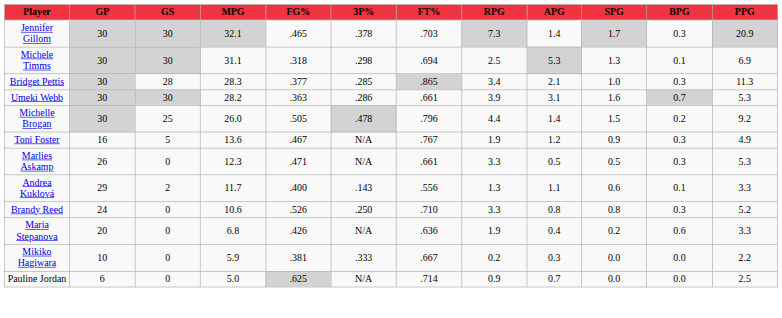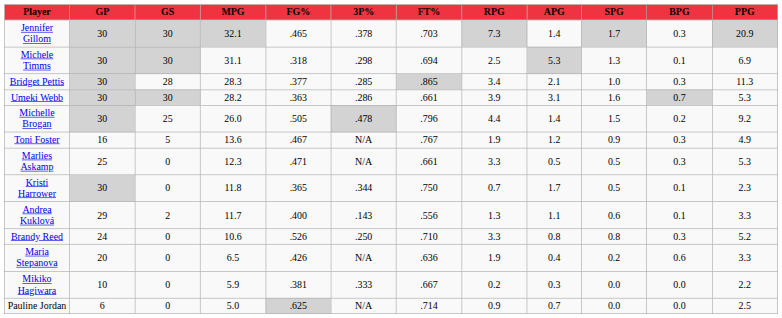(102, 161) 26 -> (102, 161) 25
+ row: (37, 188)
(233, 231) 6.8 -> (233, 257) 6.5
